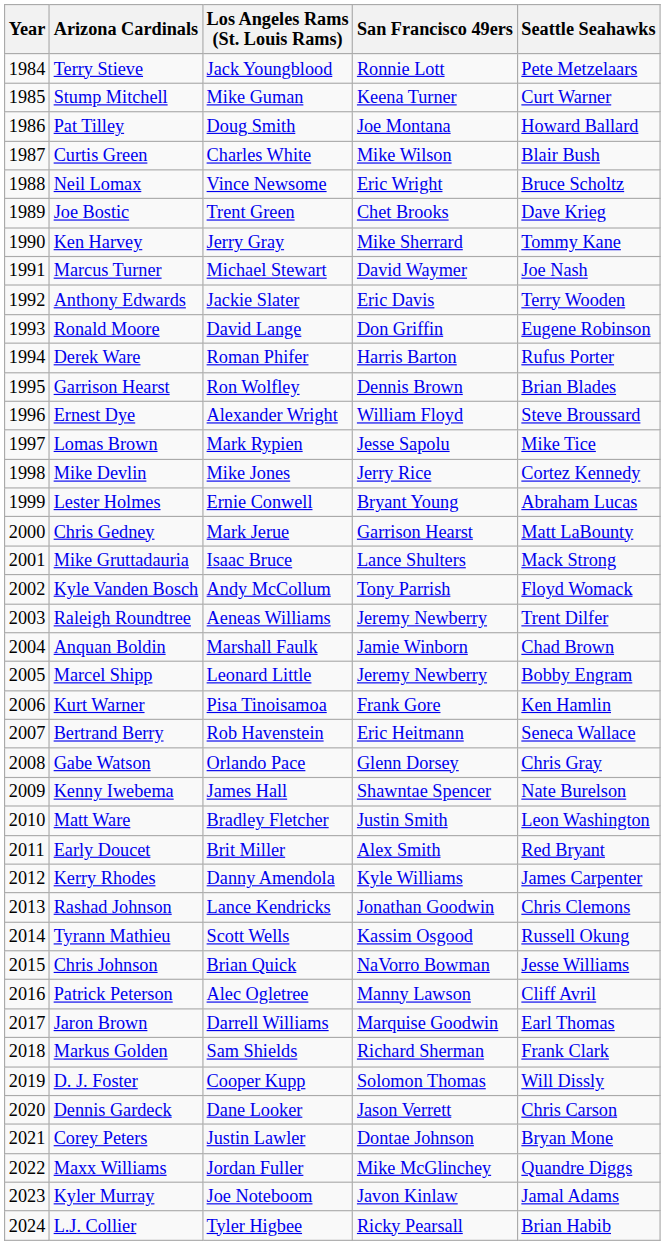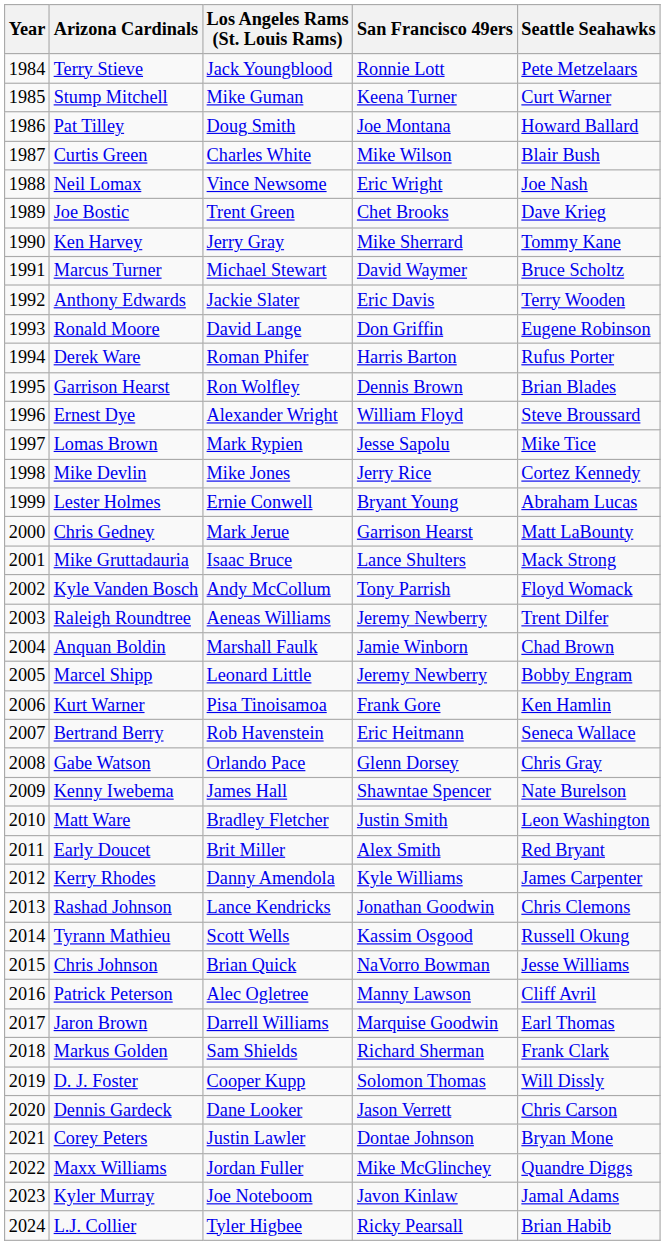(573, 184) Bruce Scholtz -> (555, 184) Joe Nash
(555, 270) Joe Nash -> (573, 270) Bruce Scholtz
